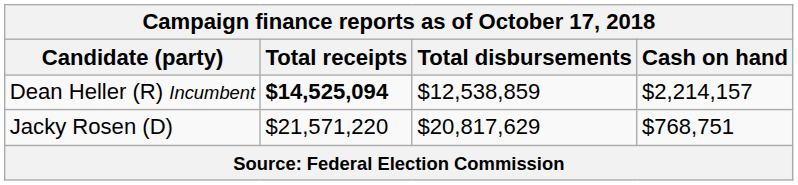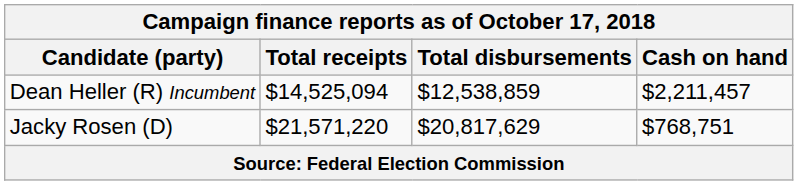(327, 92) bold -> (327, 92) normal
(697, 92) $2,214,157 -> (696, 92) $2,211,457
